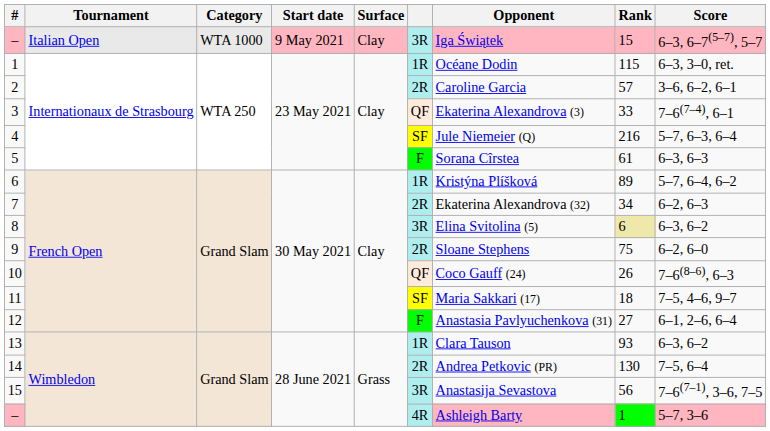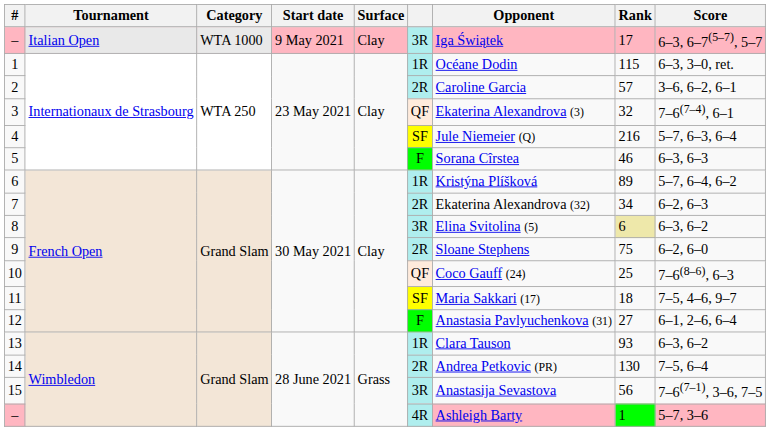(626, 40) 15 -> (626, 40) 17
(626, 111) 33 -> (626, 111) 32
(626, 158) 61 -> (626, 158) 46
(626, 273) 26 -> (626, 273) 25
